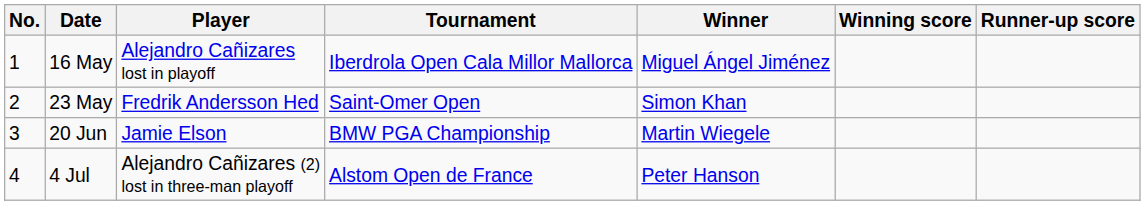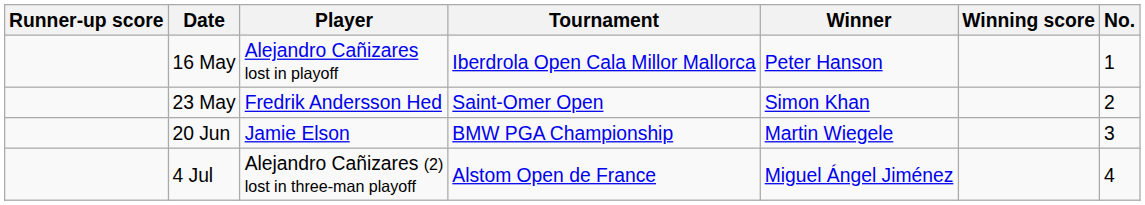columns swapped: (25, 20) <-> (1058, 20)
(736, 61) Miguel Ángel Jiménez -> (824, 61) Peter Hanson
(700, 175) Peter Hanson -> (859, 175) Miguel Ángel Jiménez
